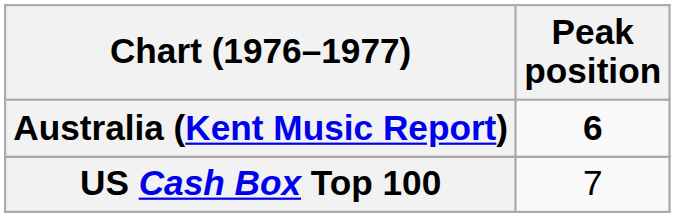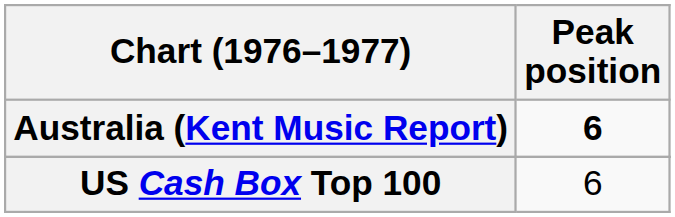(593, 183) 7 -> (593, 183) 6
